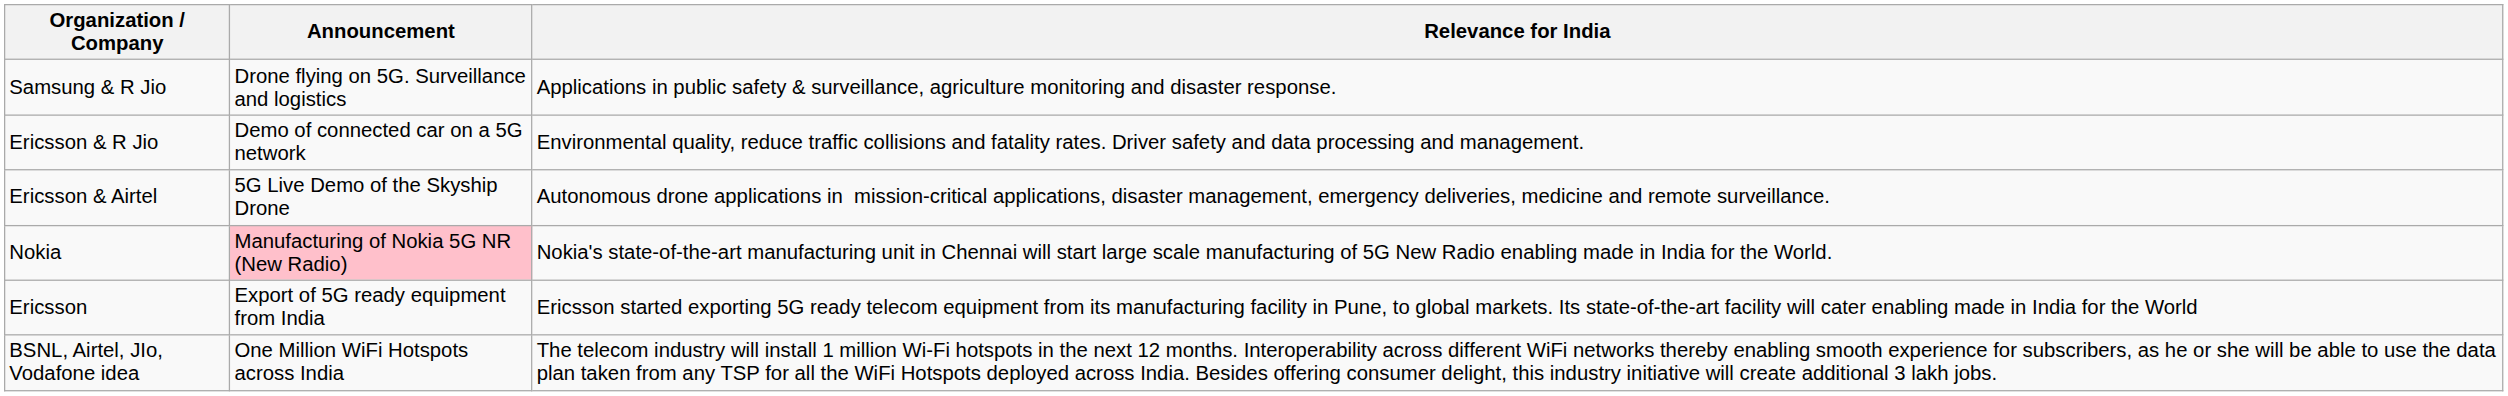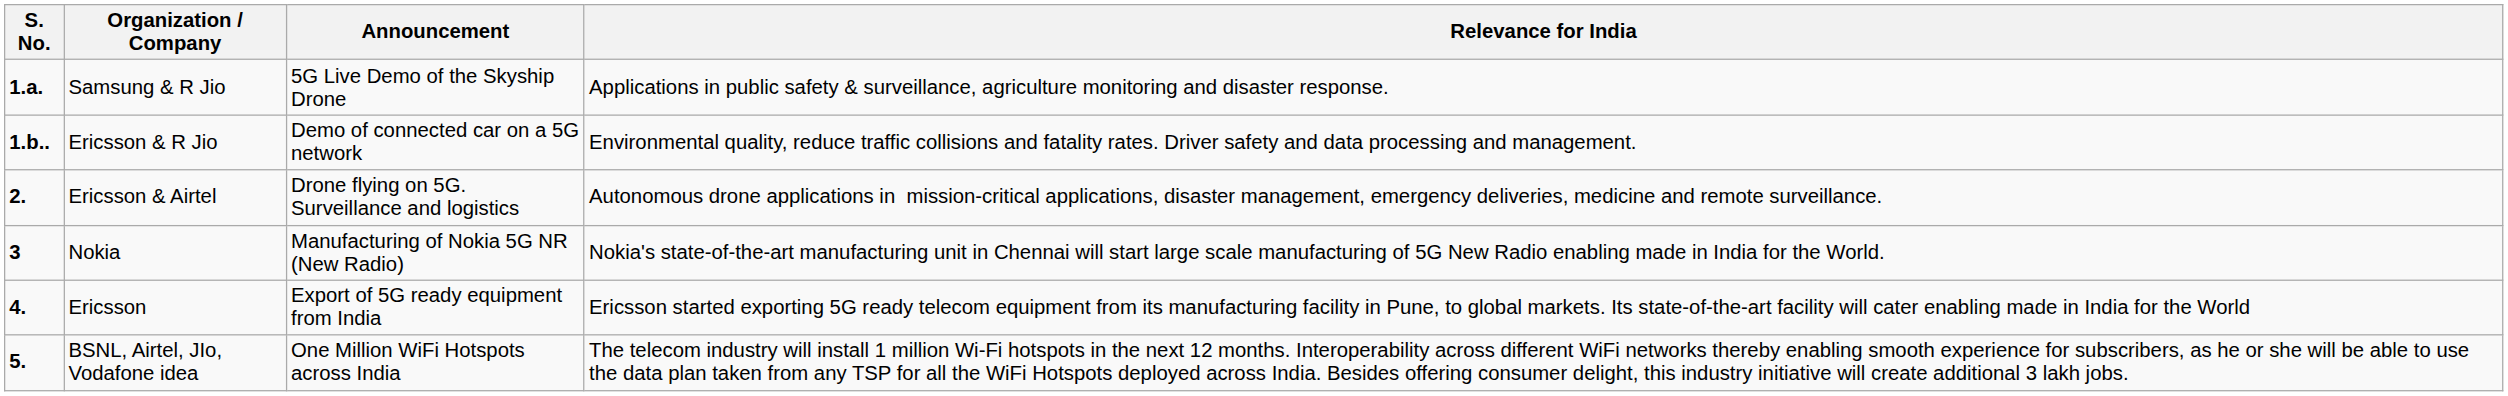+ column: (34, 32)
(380, 87) Drone flying on 5G. Surveillance and logistics -> (423, 87) 5G Live Demo of the Skyship Drone
(366, 197) 5G Live Demo of the Skyship Drone -> (405, 197) Drone flying on 5G. Surveillance and logistics
(373, 252) pink background -> (429, 252) no background
